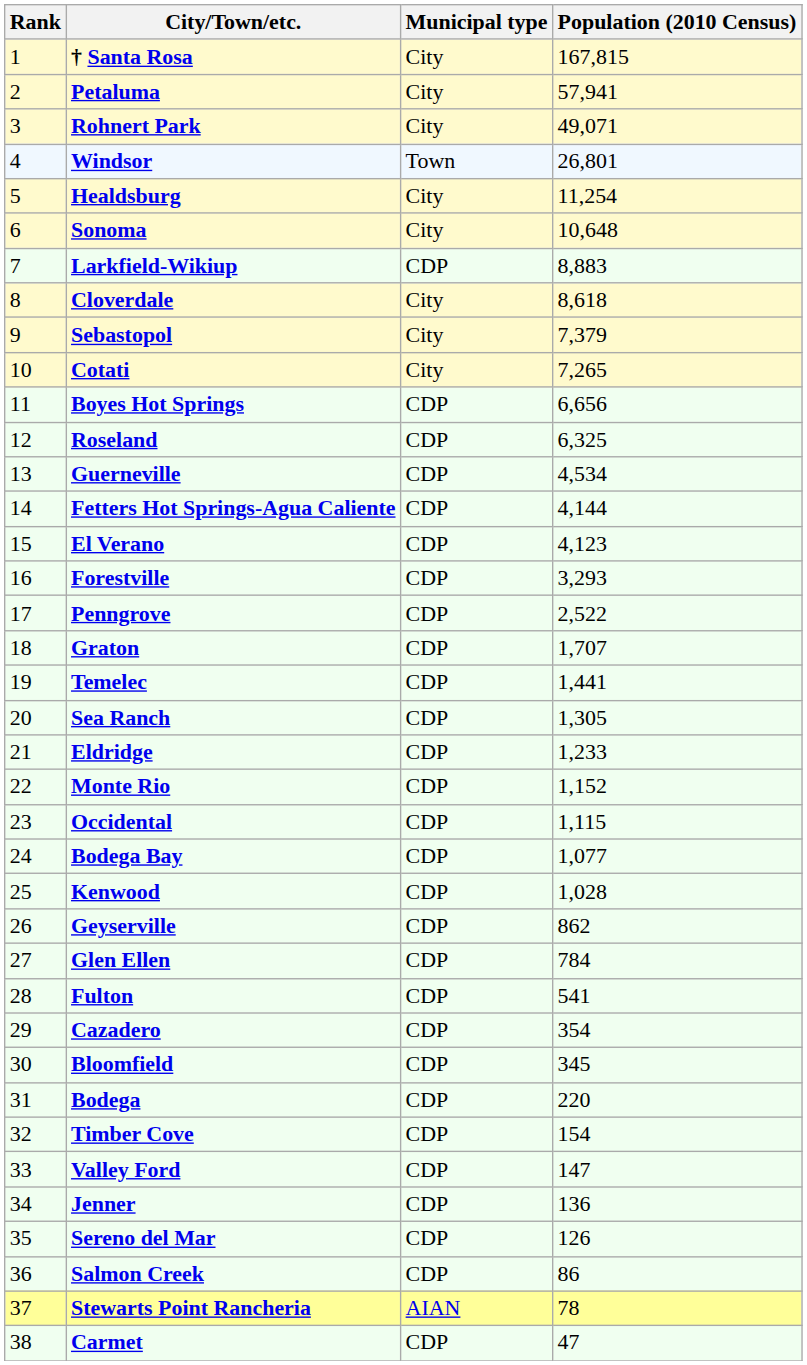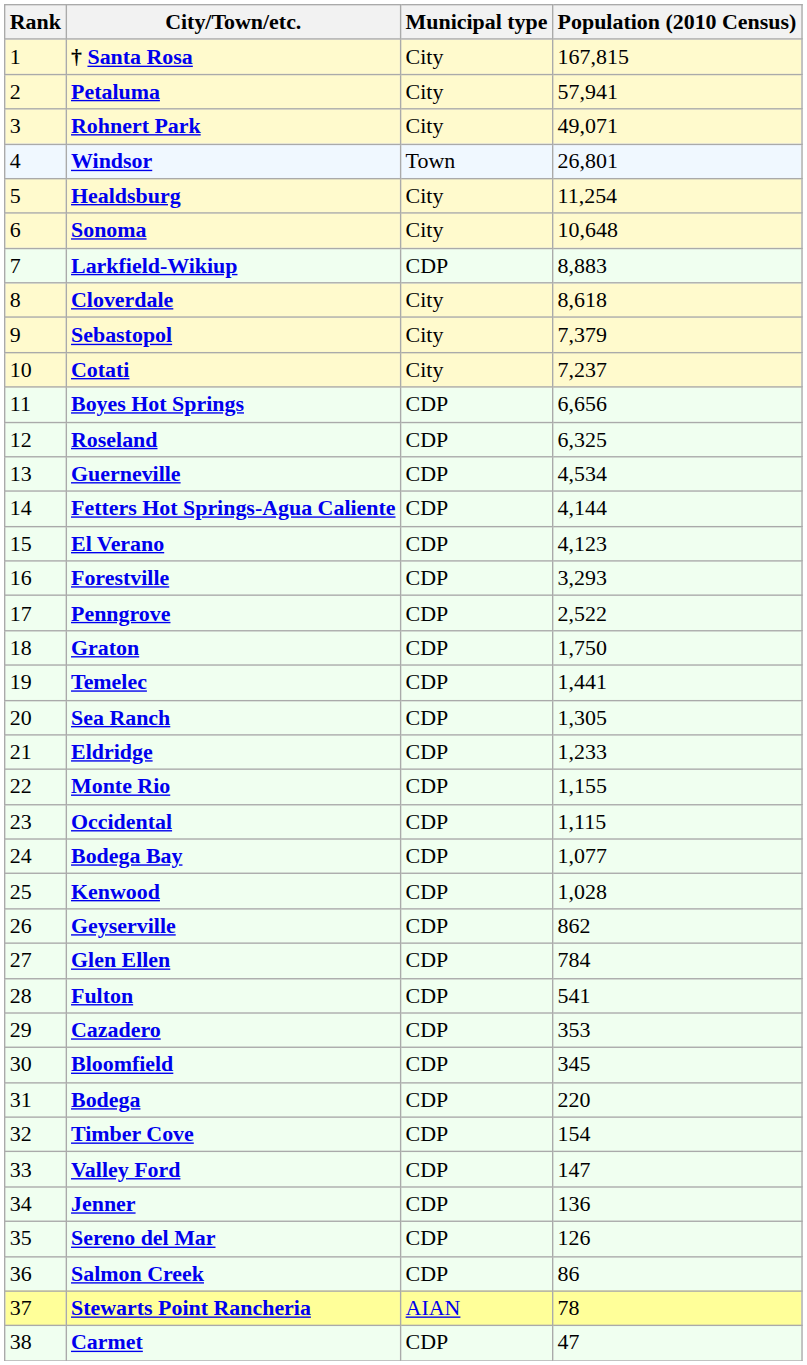(582, 369) 7,265 -> (582, 369) 7,237
(582, 647) 1,707 -> (582, 647) 1,750
(582, 786) 1,152 -> (582, 786) 1,155
(574, 1030) 354 -> (574, 1030) 353
